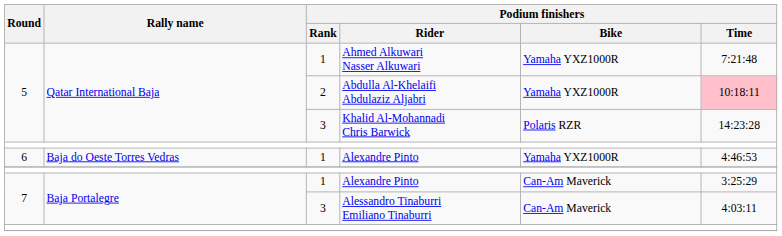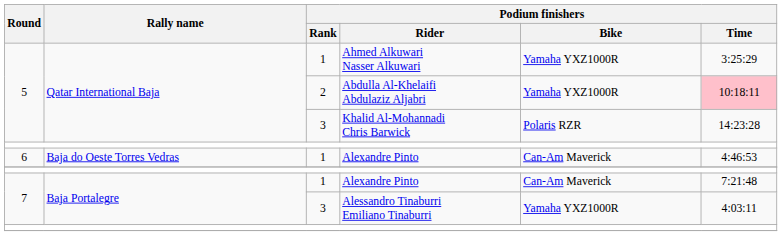(739, 59) 7:21:48 -> (739, 59) 3:25:29
(571, 157) Yamaha YXZ1000R -> (567, 157) Can-Am Maverick
(739, 181) 3:25:29 -> (739, 181) 7:21:48
(567, 208) Can-Am Maverick -> (571, 208) Yamaha YXZ1000R
